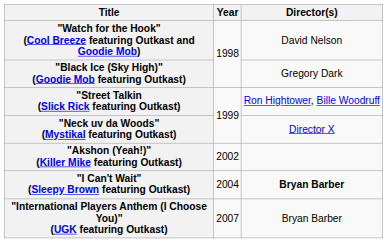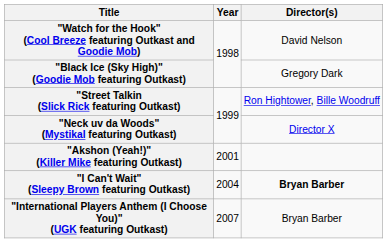(228, 157) 2002 -> (228, 157) 2001
